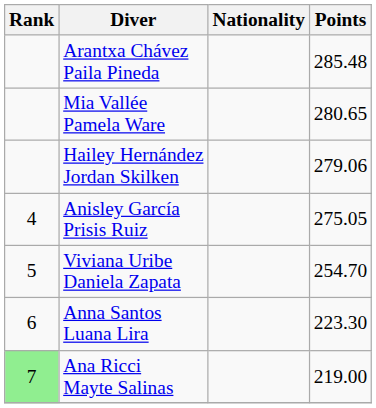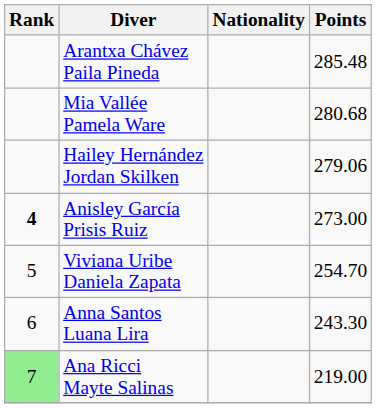(340, 113) 280.65 -> (340, 113) 280.68
(32, 218) normal -> (32, 218) bold
(340, 218) 275.05 -> (340, 218) 273.00
(340, 323) 223.30 -> (340, 323) 243.30
